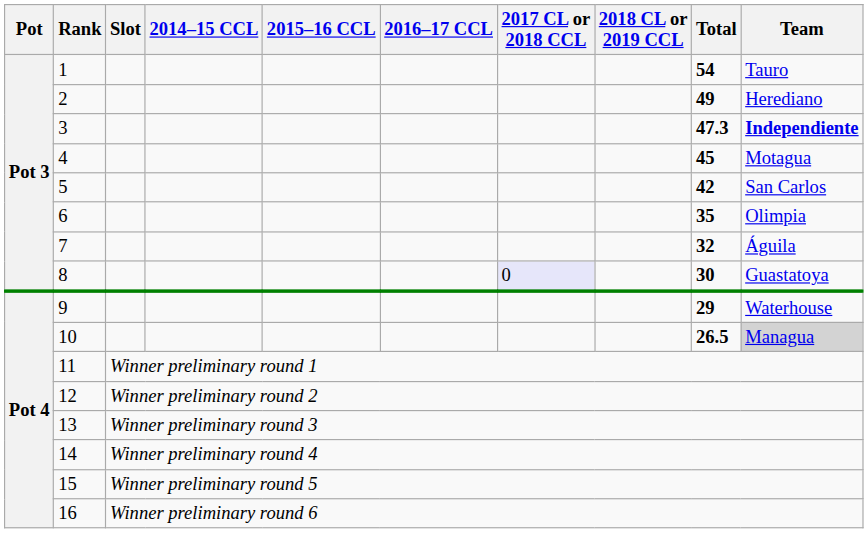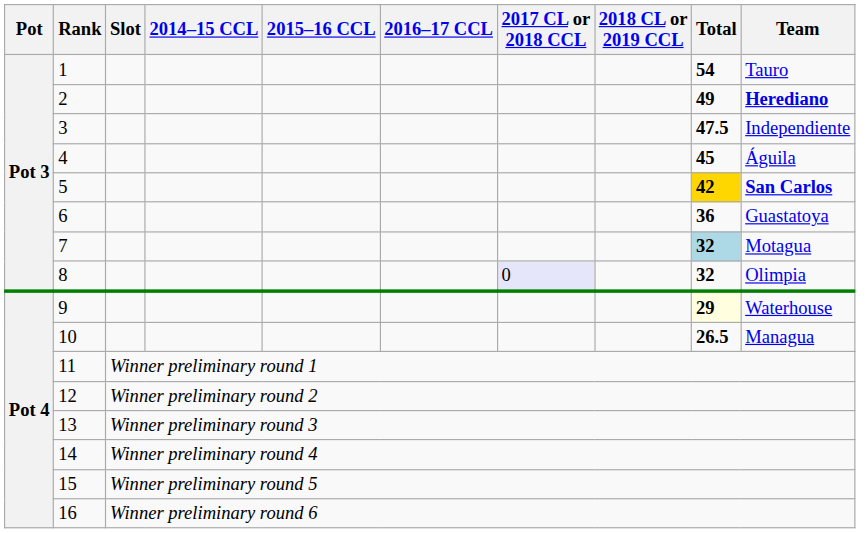(784, 98) normal -> (787, 98) bold
(712, 128) 47.3 -> (712, 128) 47.5
(802, 128) bold -> (798, 128) normal
(778, 157) Motagua -> (770, 157) Águila
(705, 187) no background -> (705, 187) gold background
(786, 187) normal -> (789, 187) bold
(705, 216) 35 -> (705, 216) 36
(776, 216) Olimpia -> (787, 216) Guastatoya
(705, 246) no background -> (705, 246) lightblue background
(770, 246) Águila -> (778, 246) Motagua
(705, 275) 30 -> (705, 275) 32
(787, 275) Guastatoya -> (776, 275) Olimpia
(705, 307) no background -> (705, 307) lightyellow background
(780, 336) lightgrey background -> (780, 336) no background
